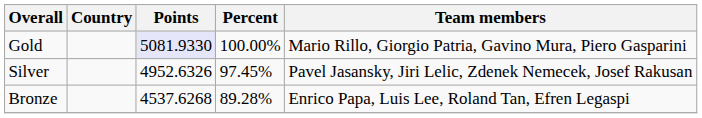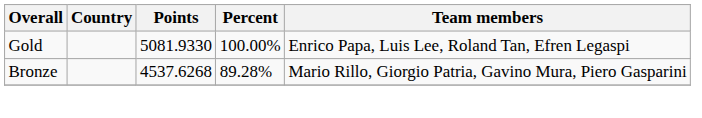(176, 44) lavender background -> (176, 44) no background
(488, 44) Mario Rillo, Giorgio Patria, Gavino Mura, Piero Gasparini -> (459, 44) Enrico Papa, Luis Lee, Roland Tan, Efren Legaspi
- row: (29, 71)
(459, 98) Enrico Papa, Luis Lee, Roland Tan, Efren Legaspi -> (488, 71) Mario Rillo, Giorgio Patria, Gavino Mura, Piero Gasparini
